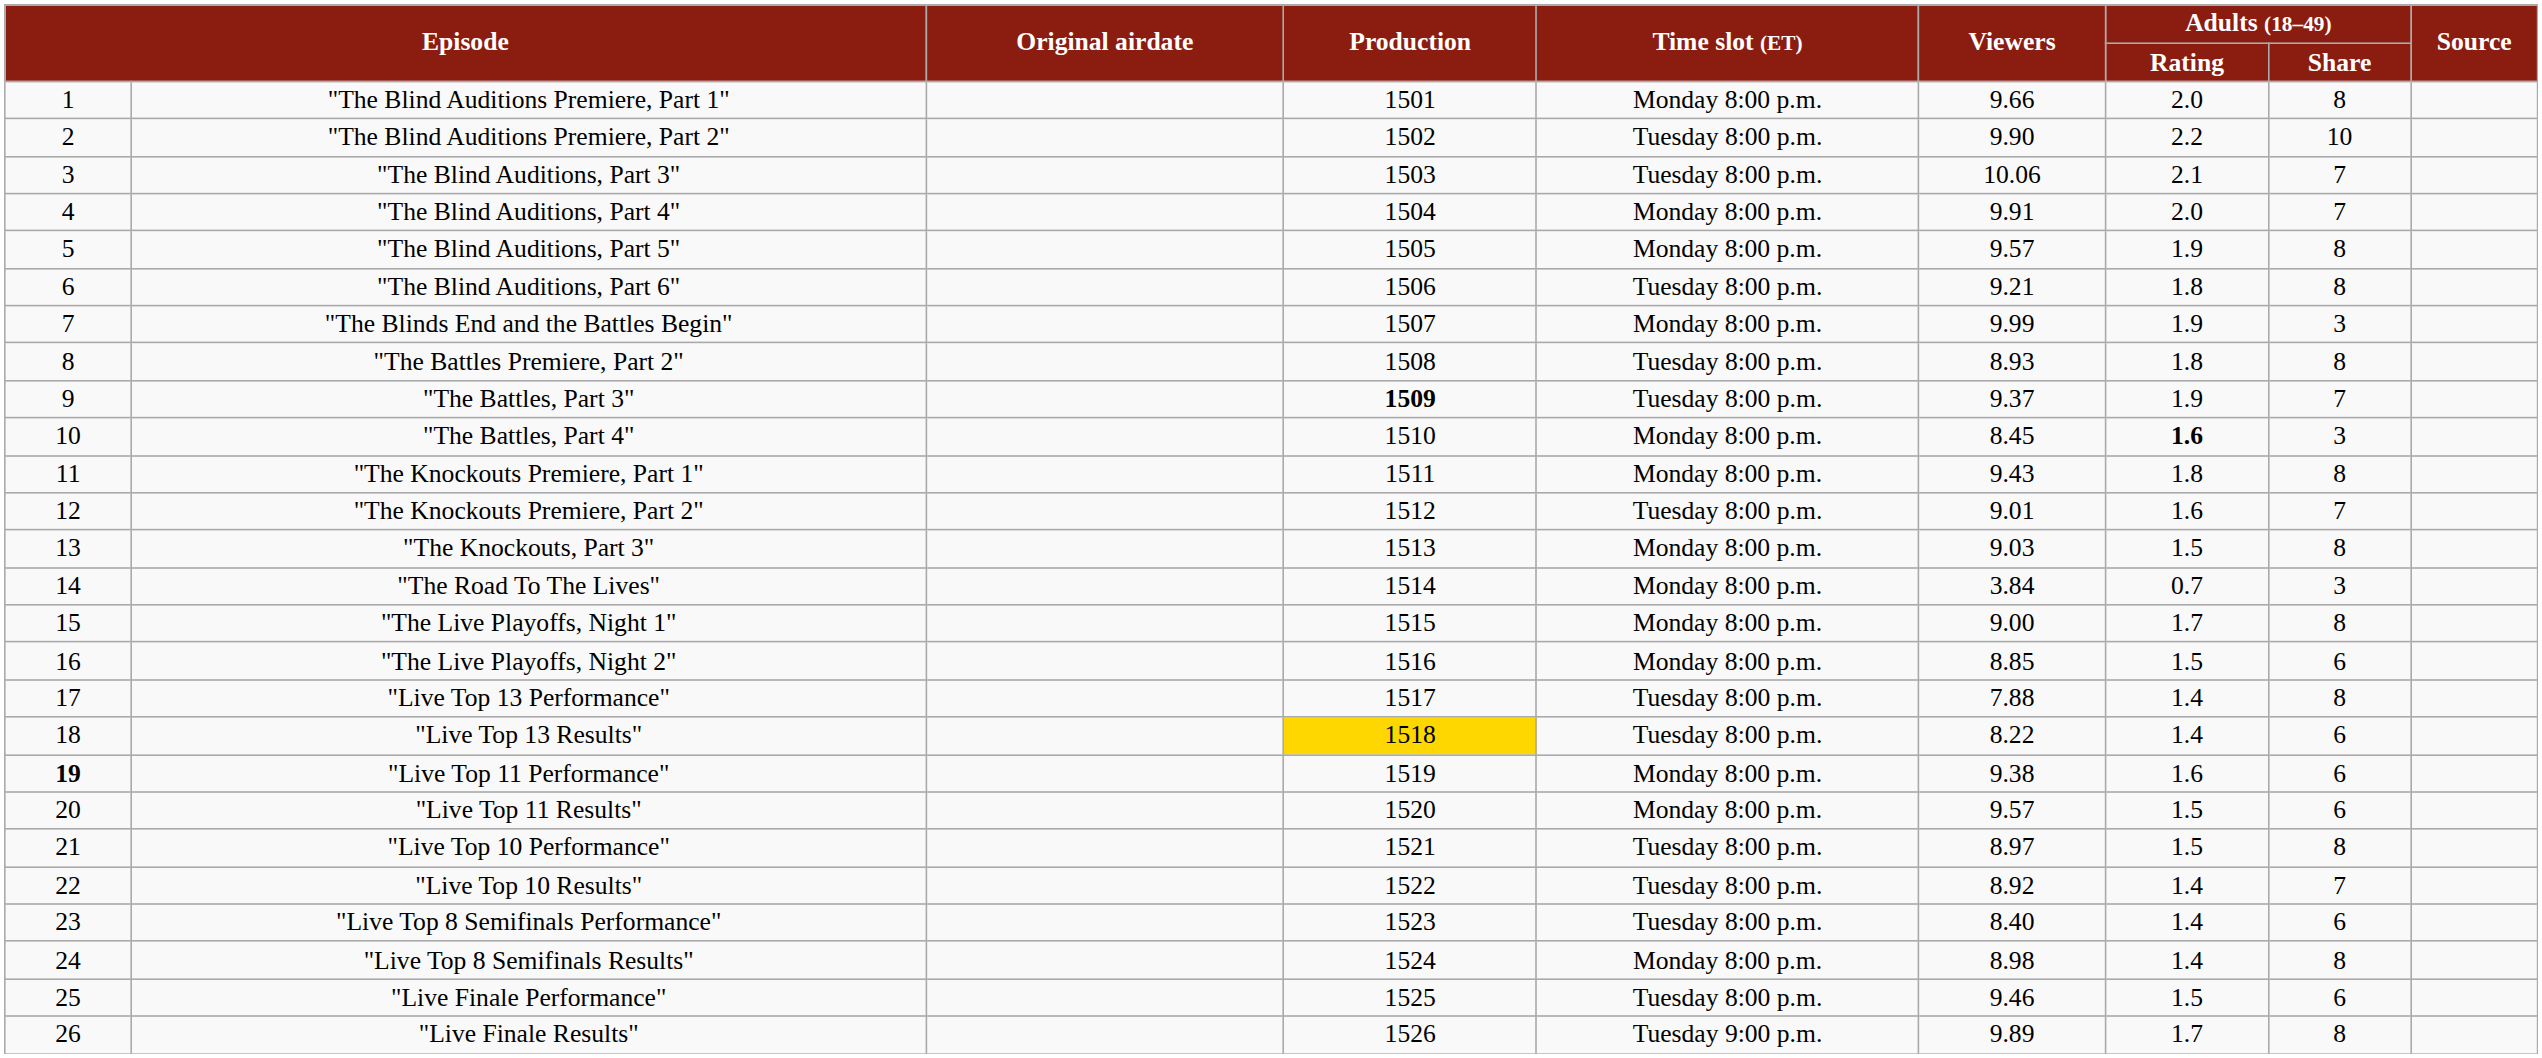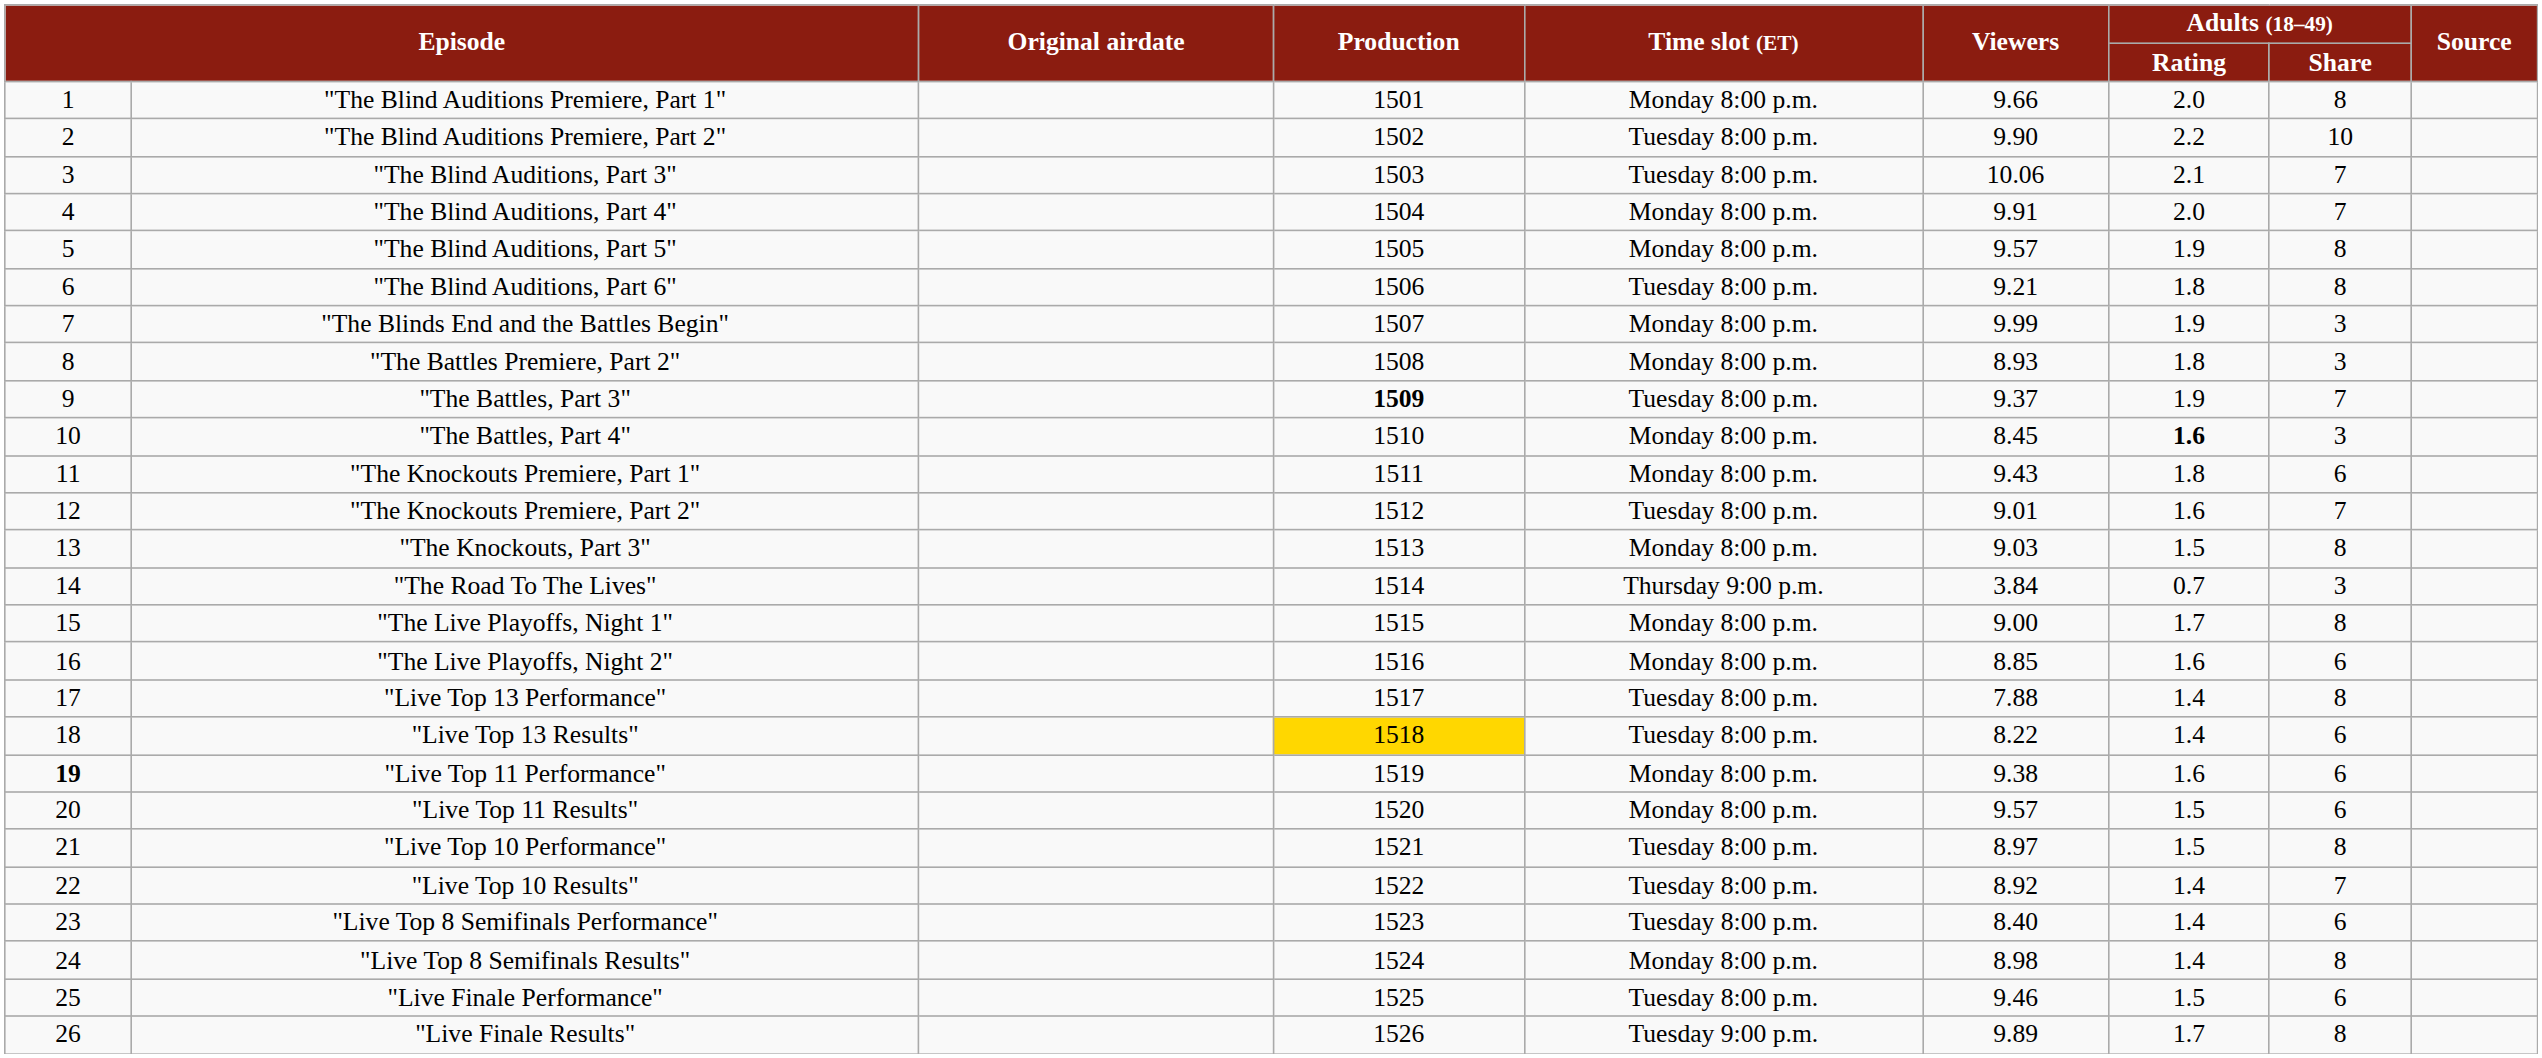(1728, 361) Tuesday 8:00 p.m. -> (1723, 361) Monday 8:00 p.m.
(2340, 361) 8 -> (2340, 361) 3
(2340, 473) 8 -> (2340, 473) 6
(1728, 585) Monday 8:00 p.m. -> (1723, 585) Thursday 9:00 p.m.
(2187, 660) 1.5 -> (2189, 660) 1.6
